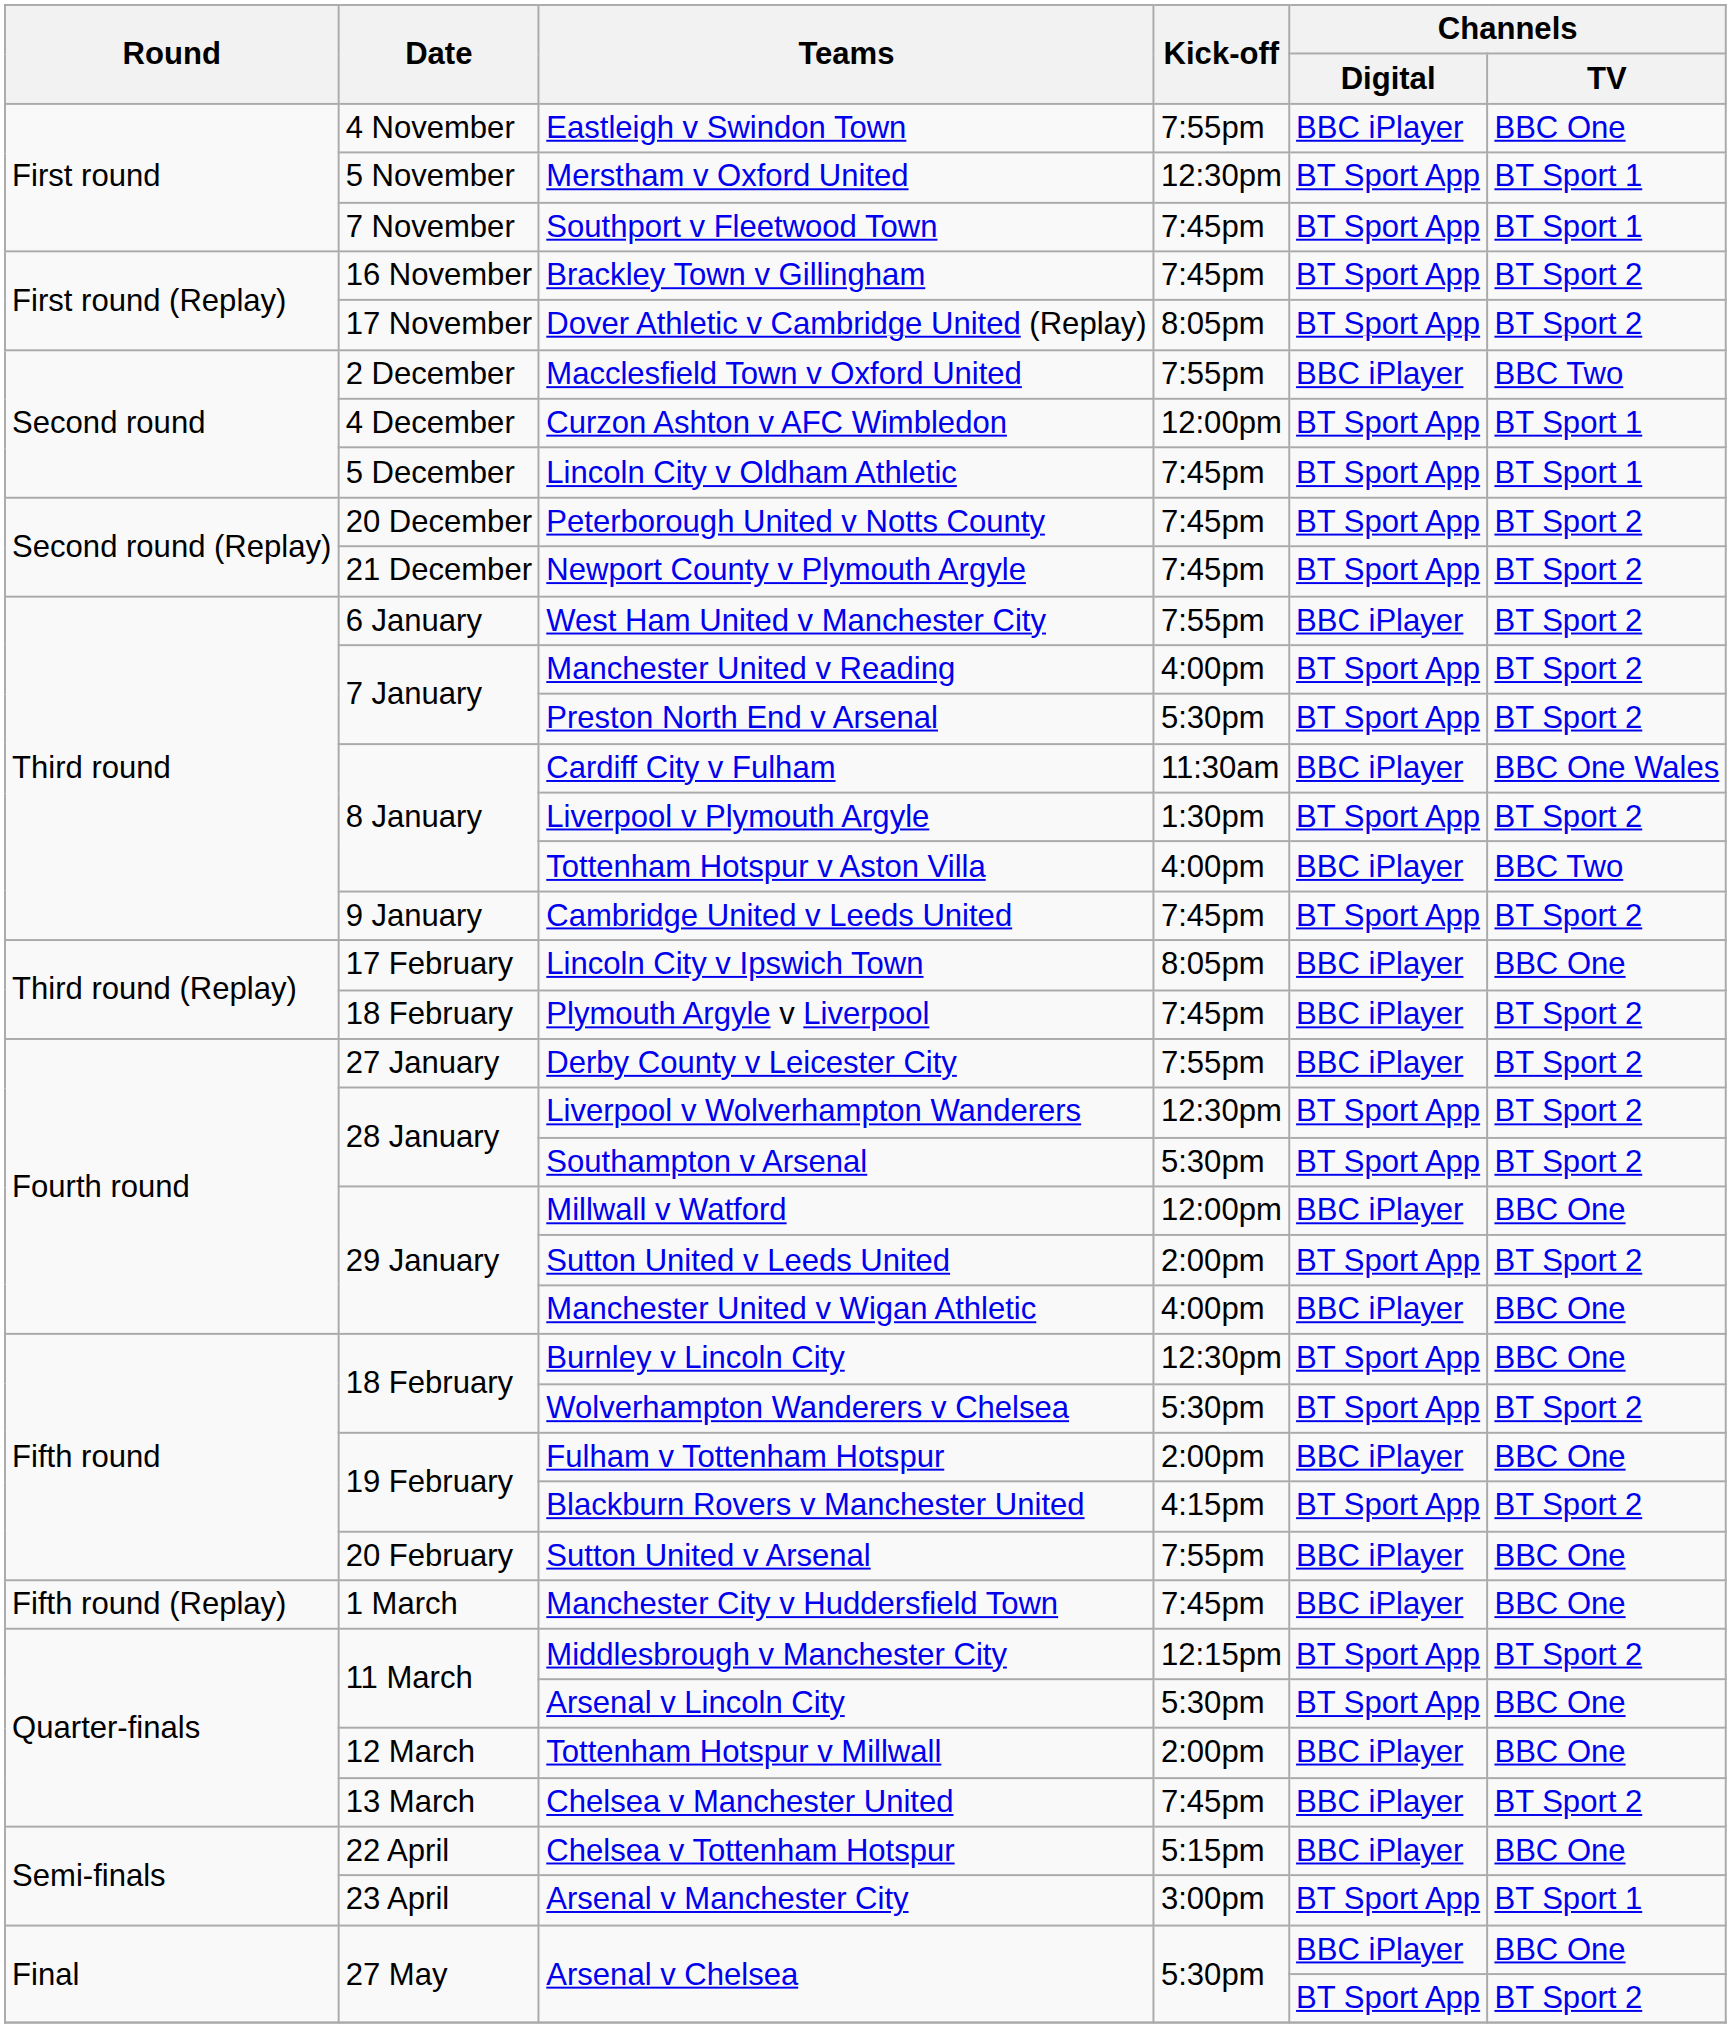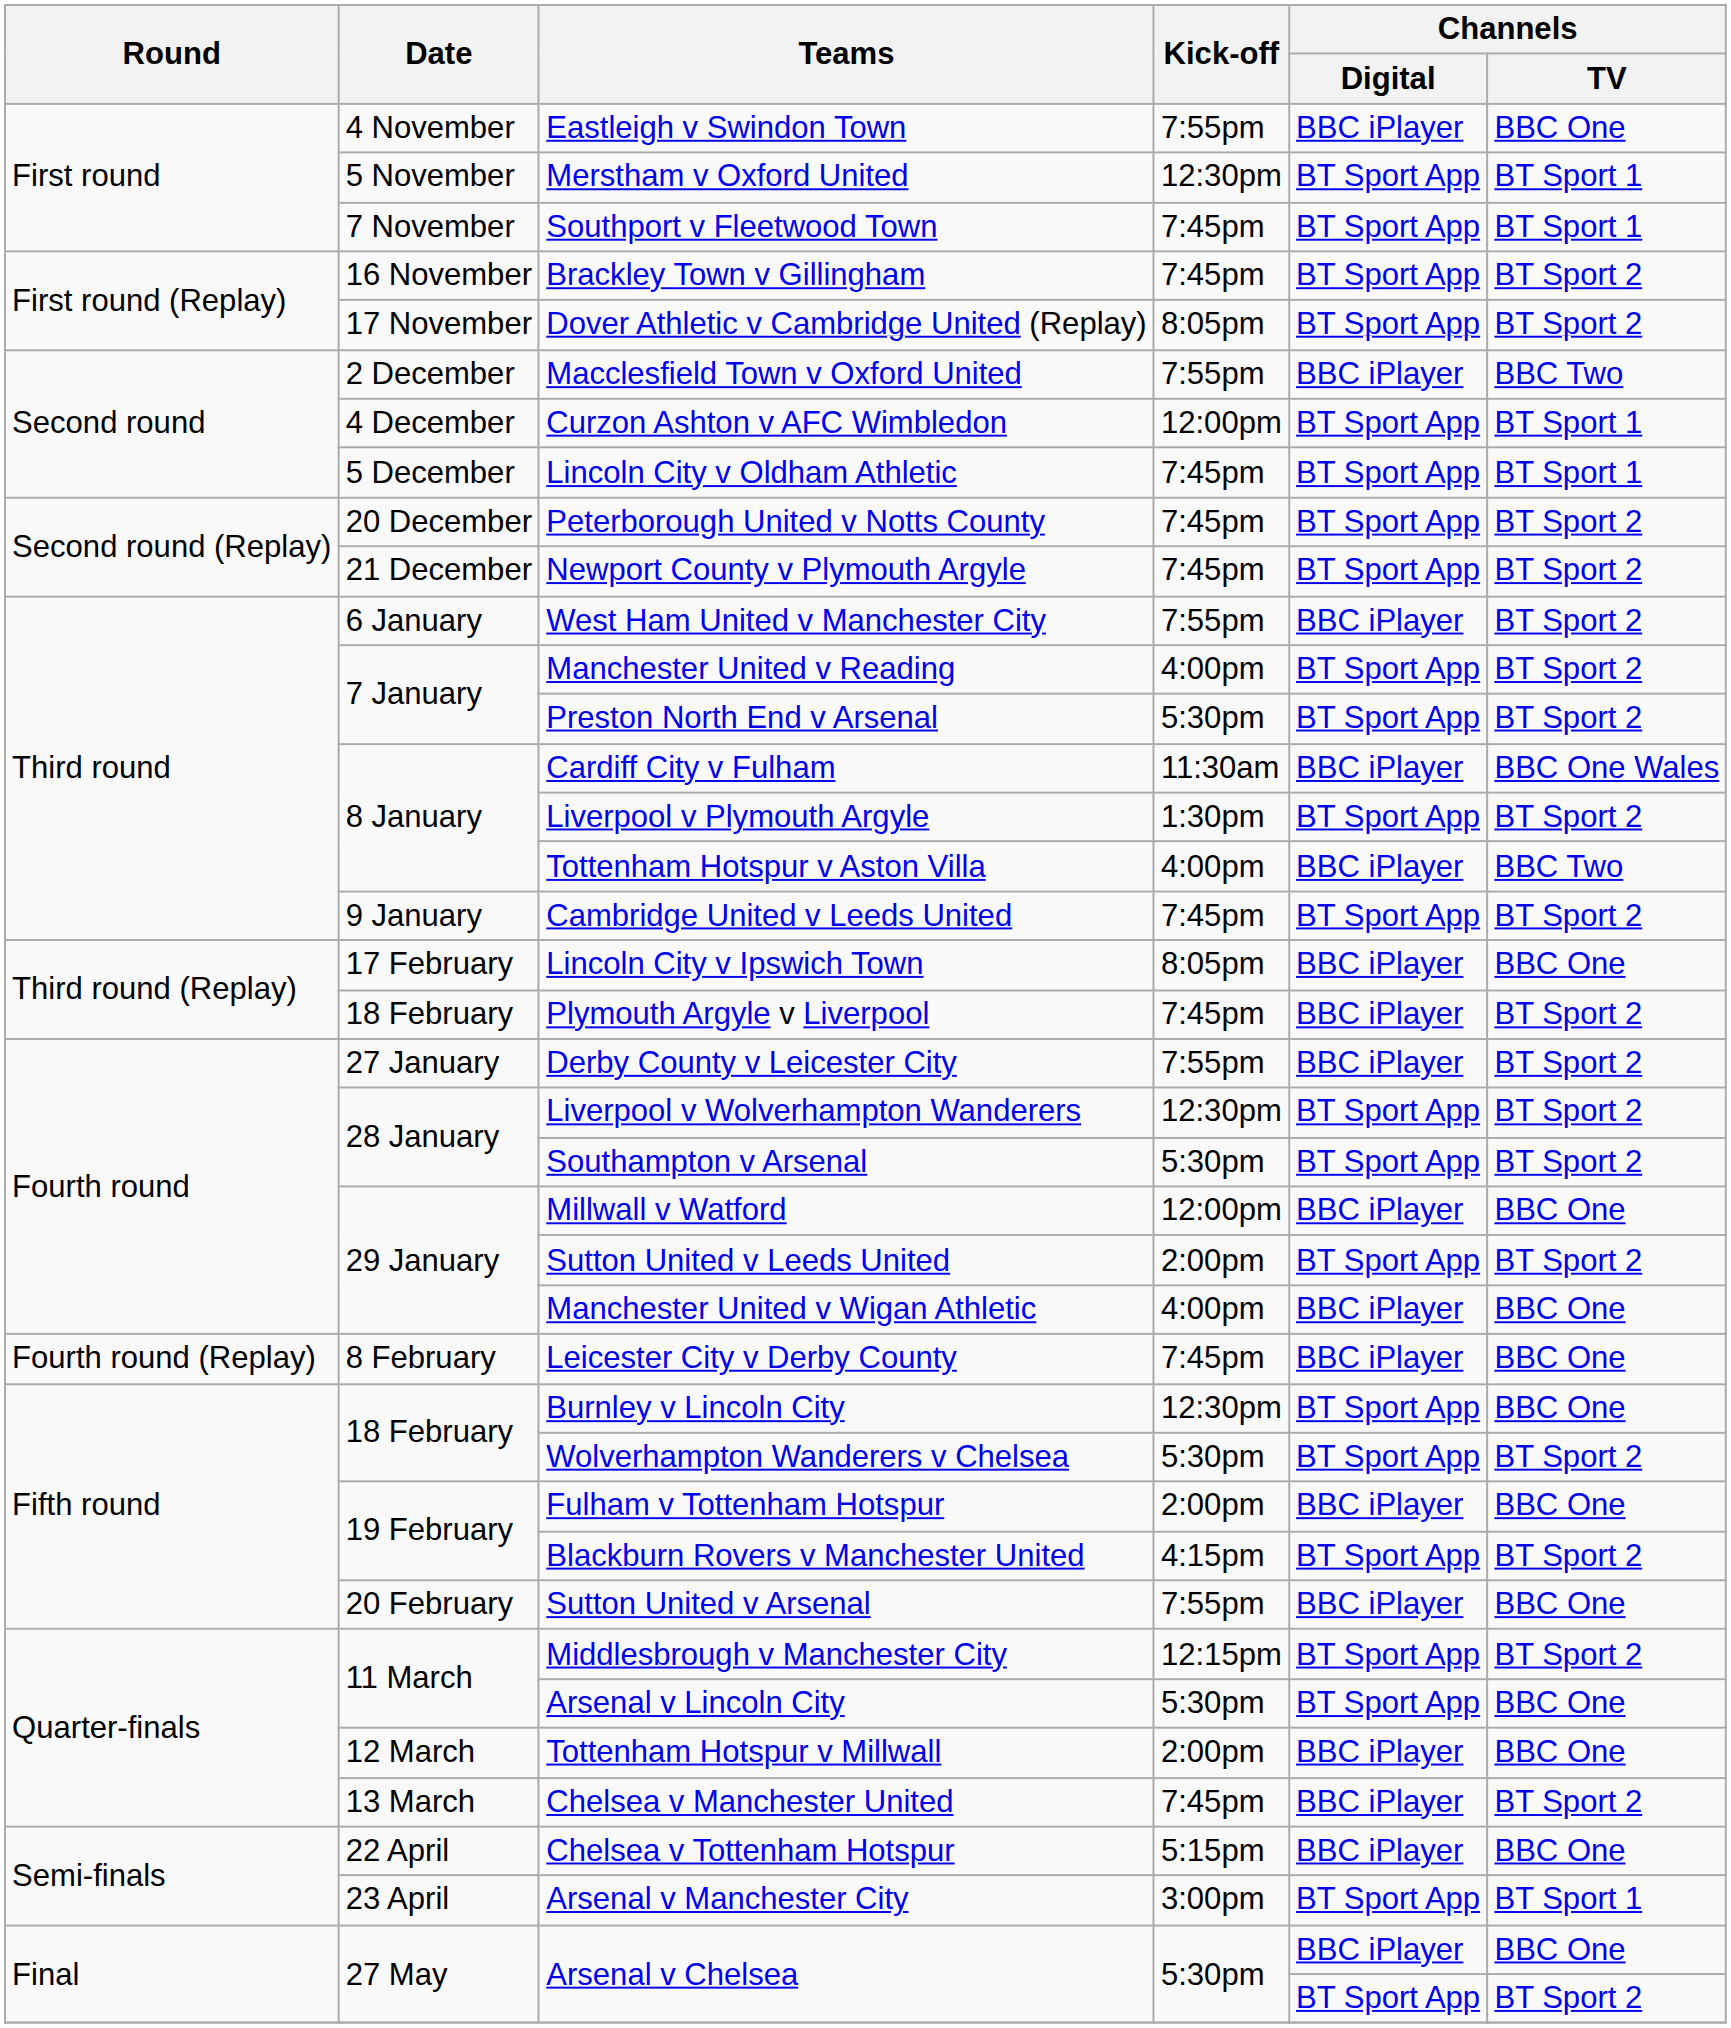+ row: (421, 1358)
- row: (402, 1604)
